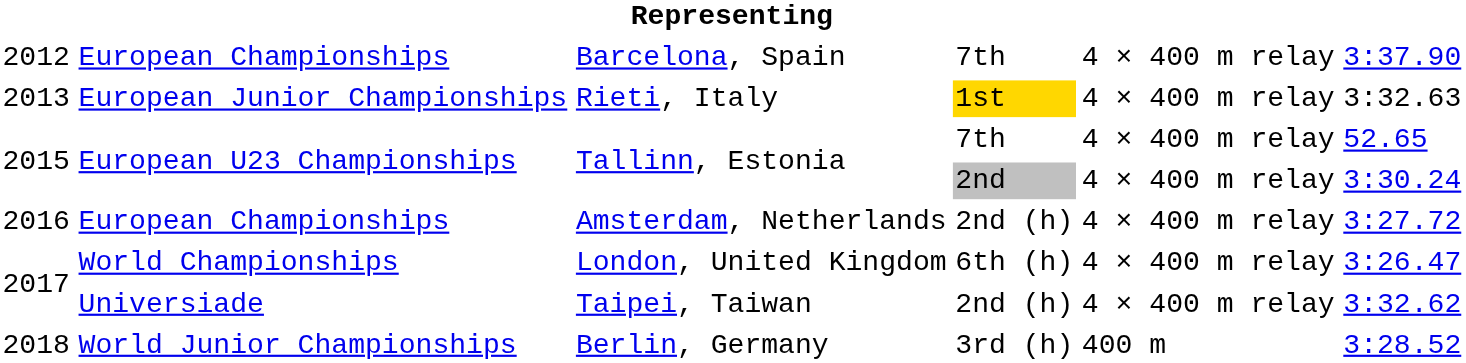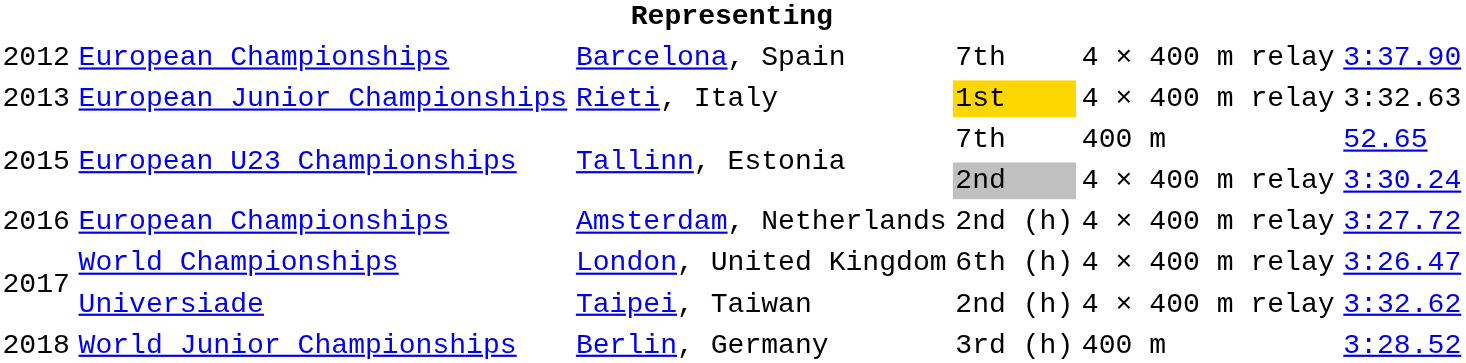(1208, 140) 4 × 400 m relay -> (1124, 140) 400 m
